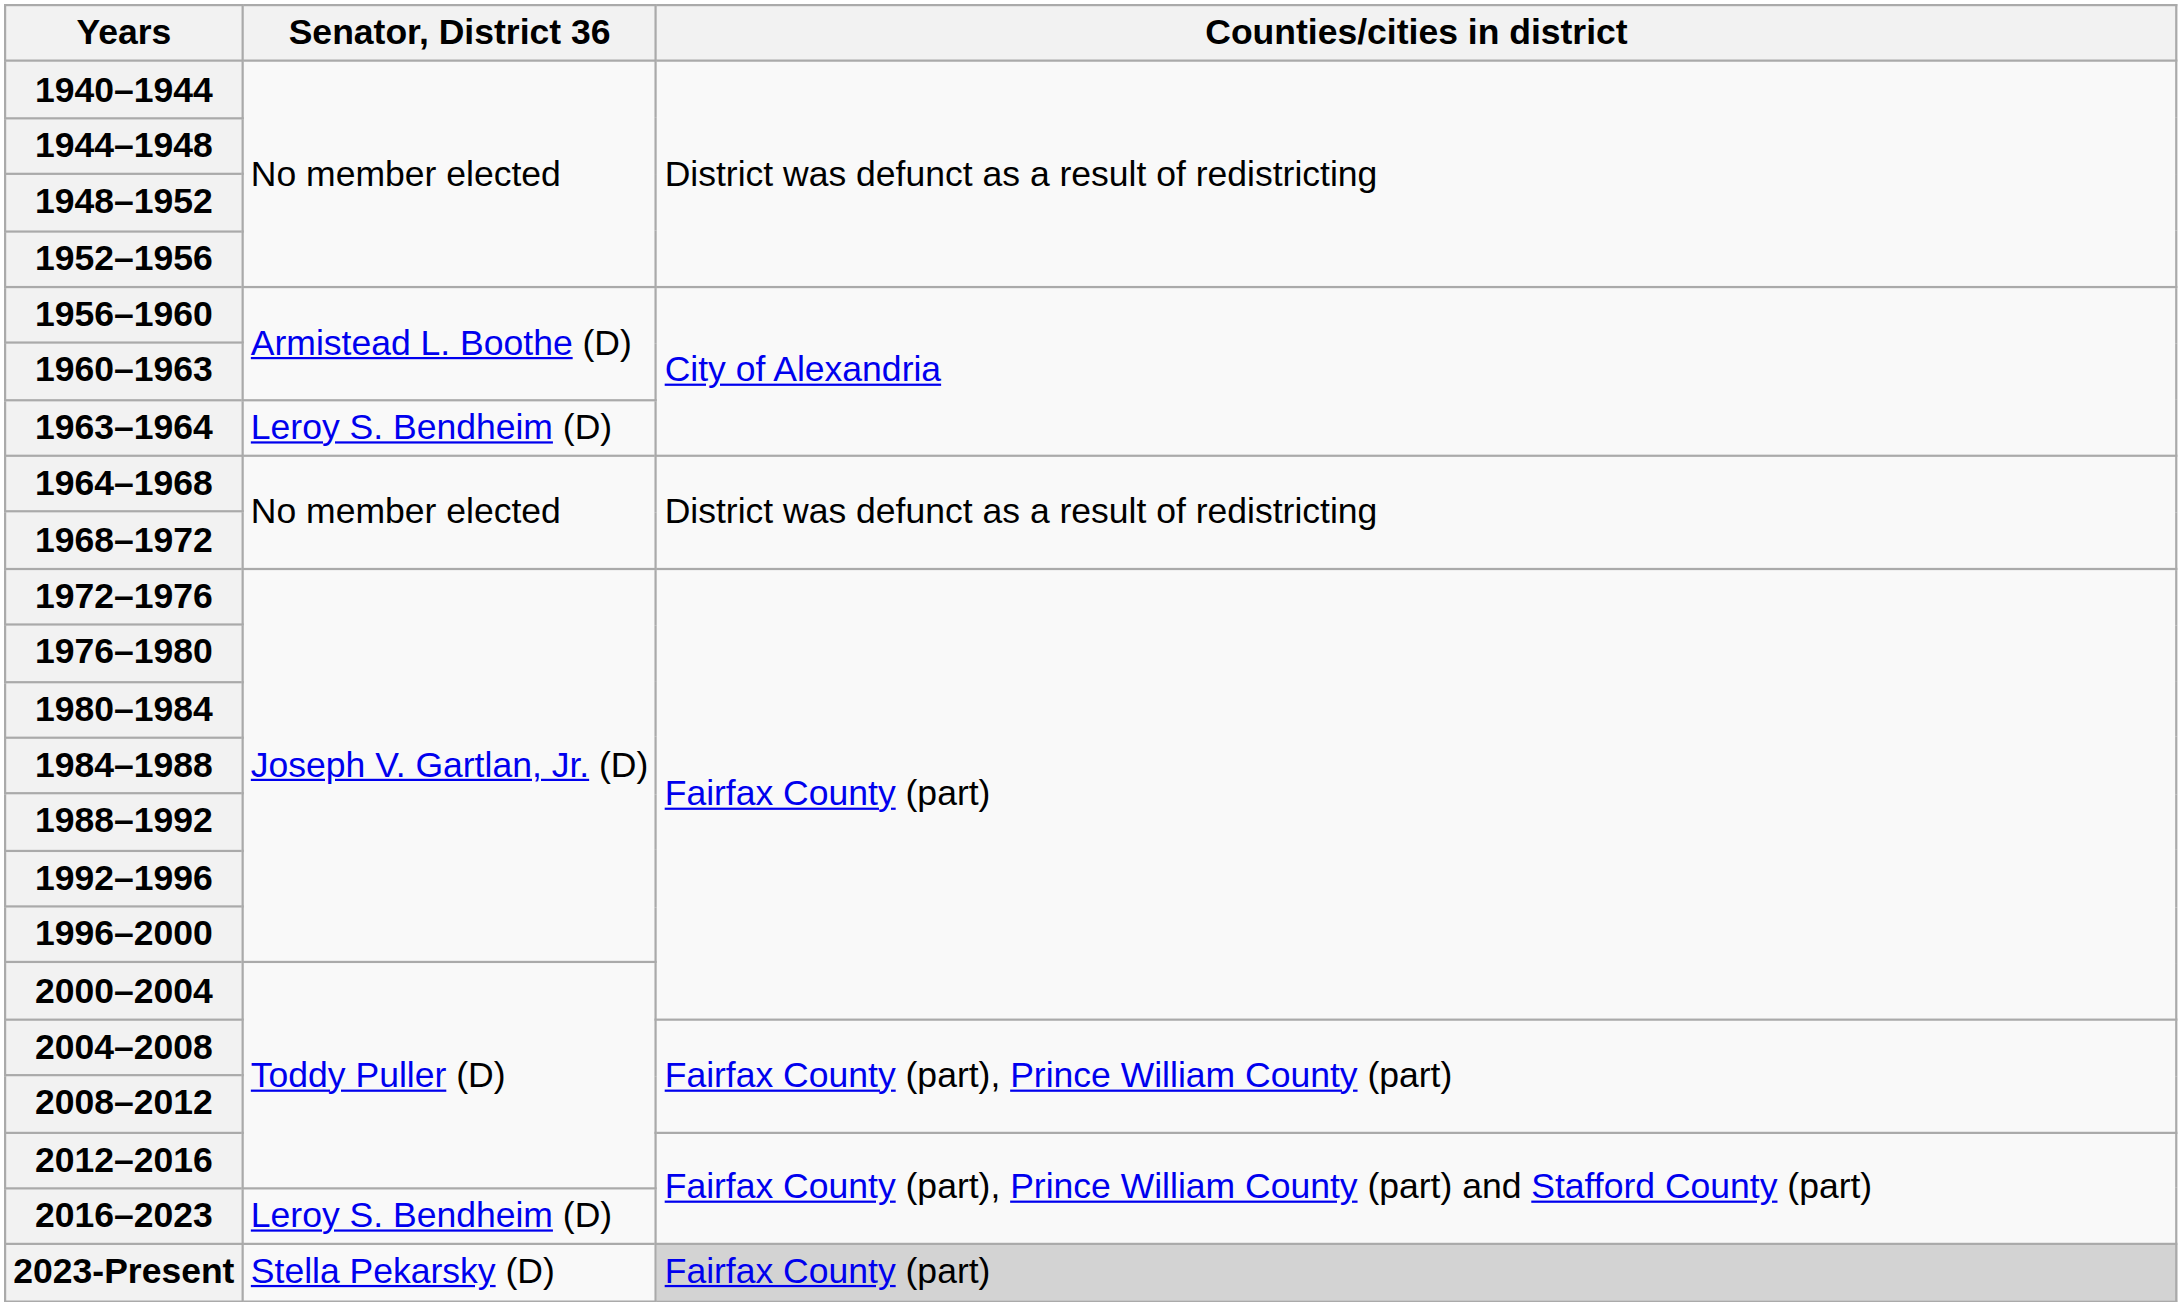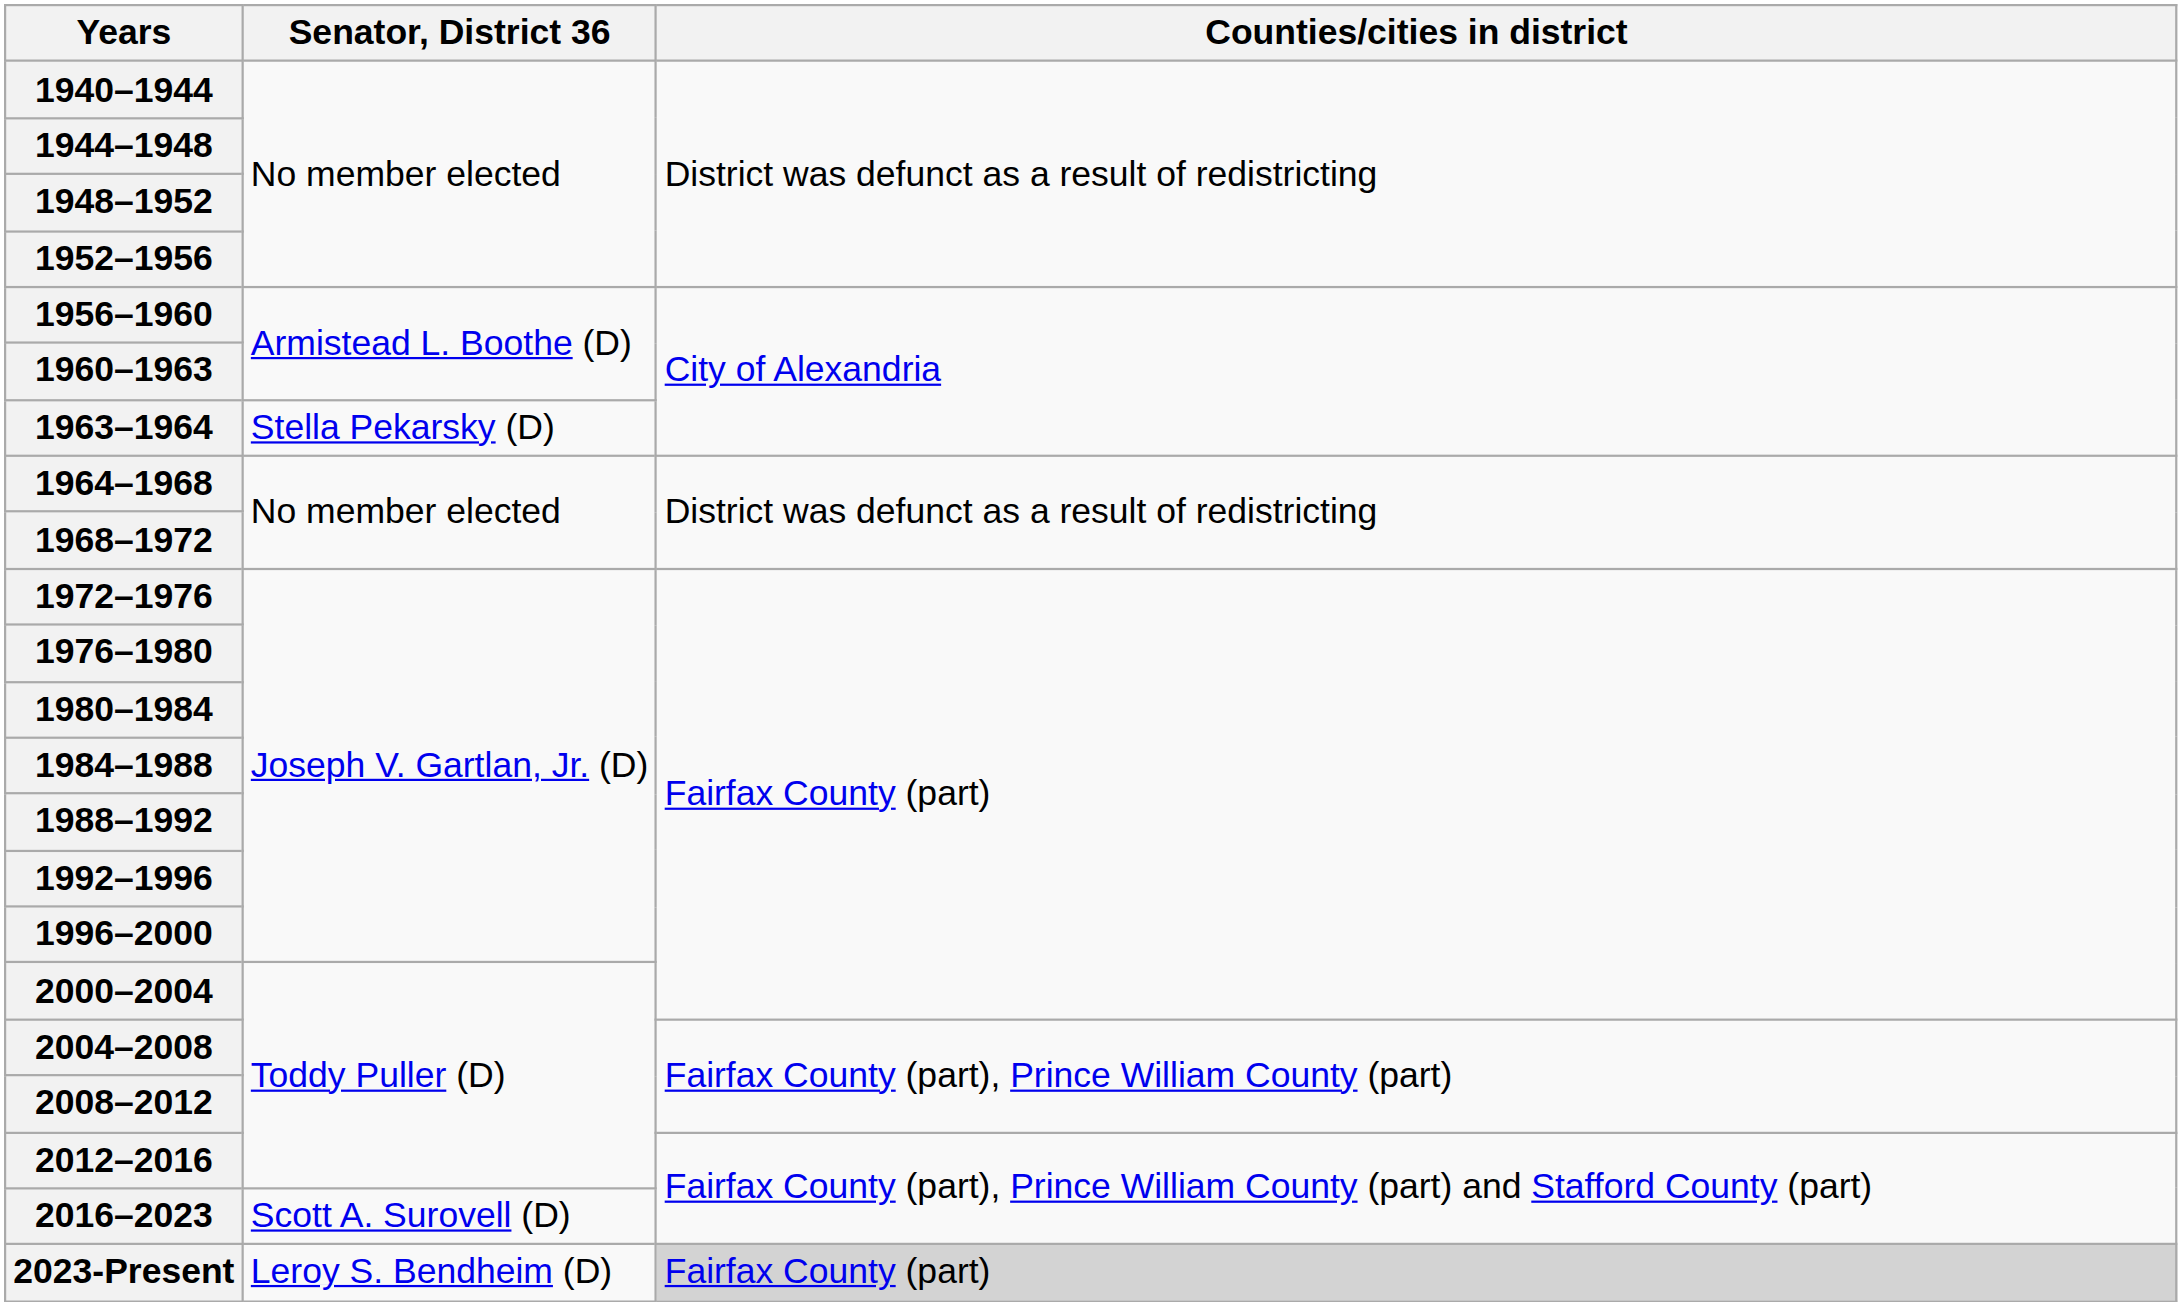(431, 426) Leroy S. Bendheim (D) -> (403, 426) Stella Pekarsky (D)
(431, 1215) Leroy S. Bendheim (D) -> (411, 1215) Scott A. Surovell (D)
(403, 1271) Stella Pekarsky (D) -> (431, 1271) Leroy S. Bendheim (D)
